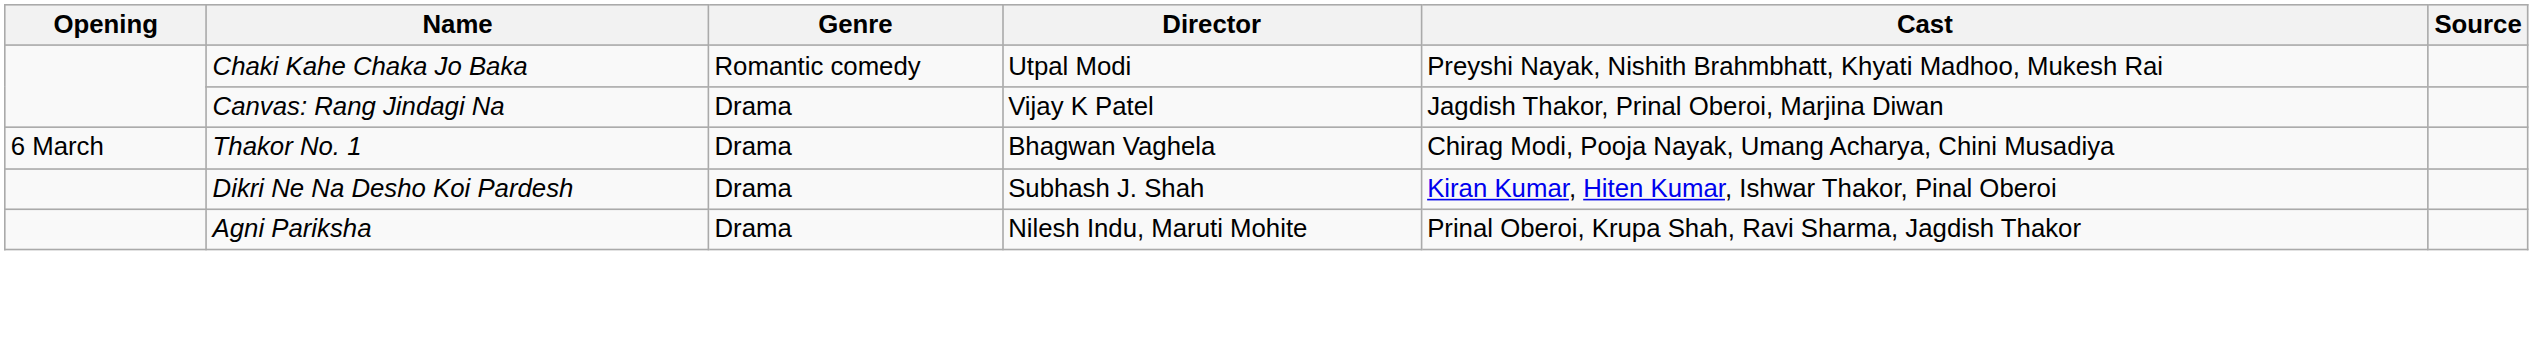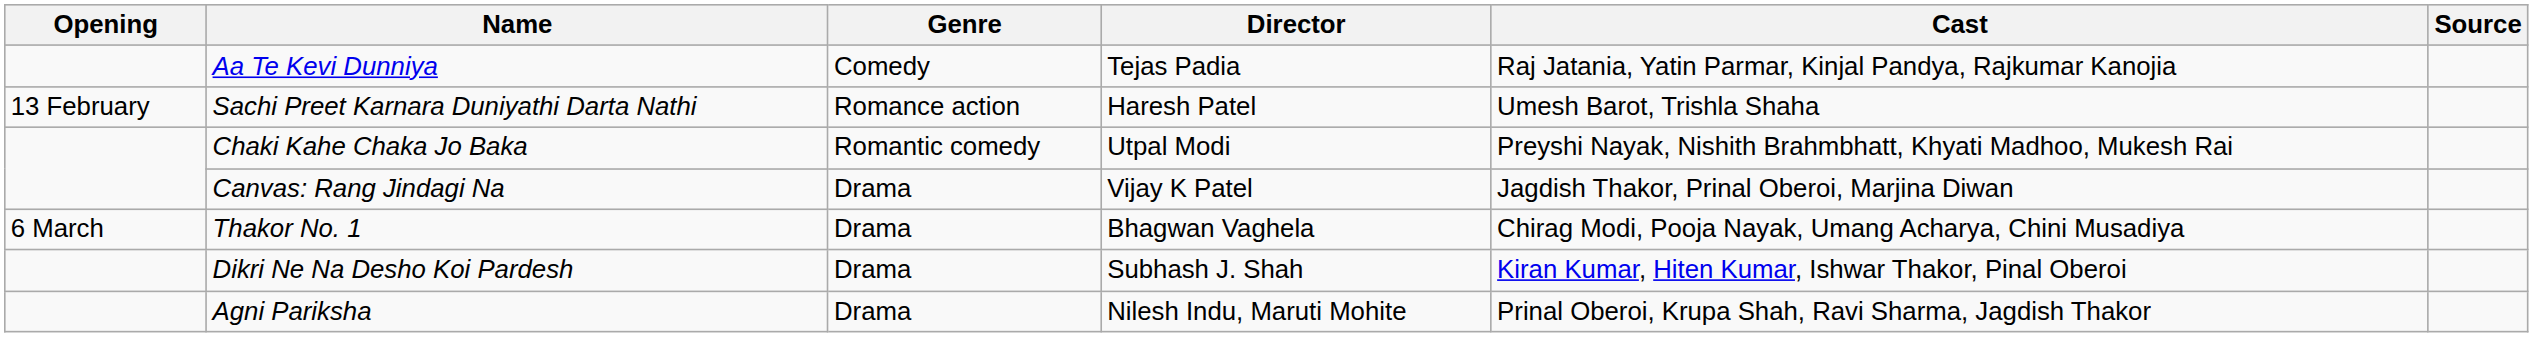+ row: (325, 65)
+ row: (455, 106)
